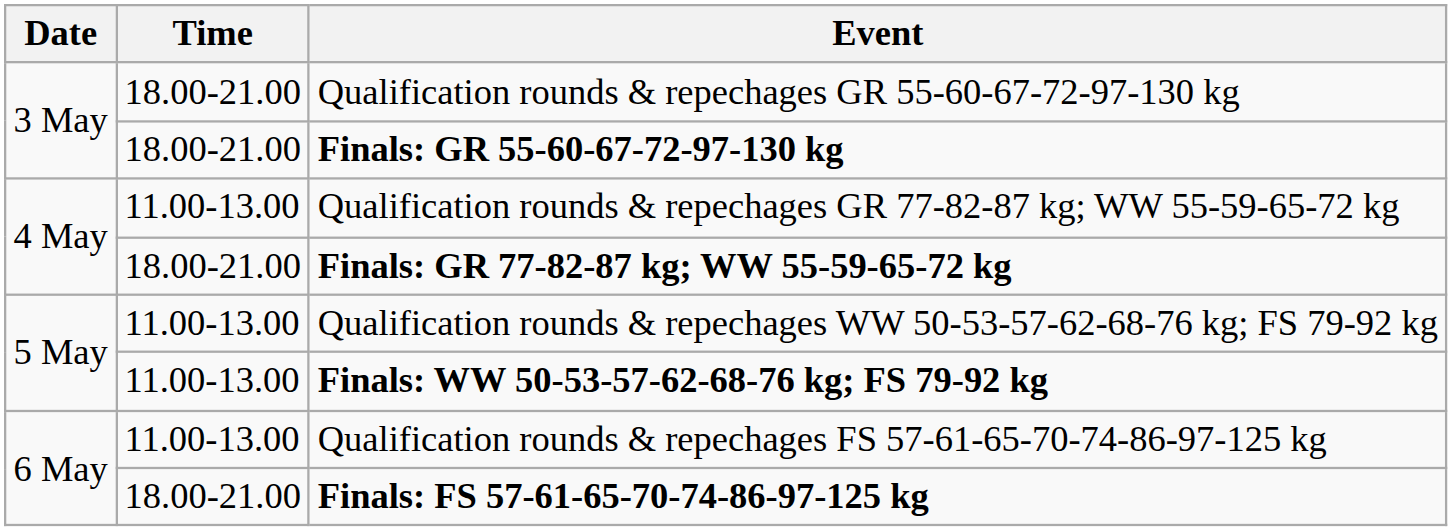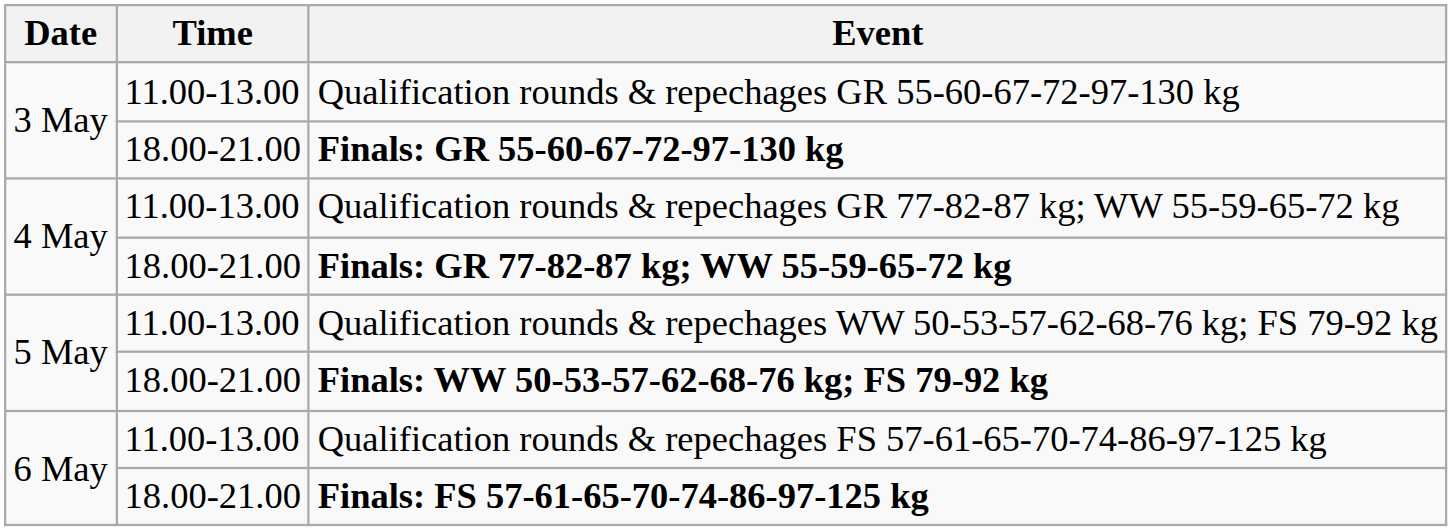(213, 91) 18.00-21.00 -> (212, 91) 11.00-13.00
(212, 380) 11.00-13.00 -> (213, 380) 18.00-21.00
